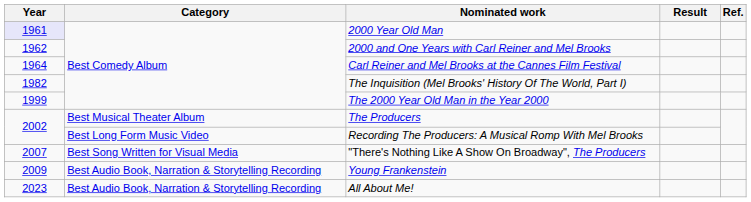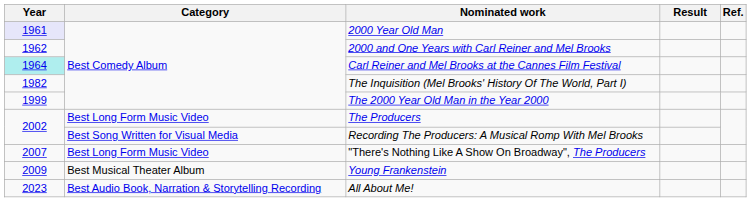(34, 65) no background -> (34, 65) paleturquoise background
(136, 118) Best Musical Theater Album -> (138, 118) Best Long Form Music Video
(138, 135) Best Long Form Music Video -> (153, 135) Best Song Written for Visual Media
(153, 153) Best Song Written for Visual Media -> (138, 153) Best Long Form Music Video
(194, 170) Best Audio Book, Narration & Storytelling Recording -> (136, 170) Best Musical Theater Album
